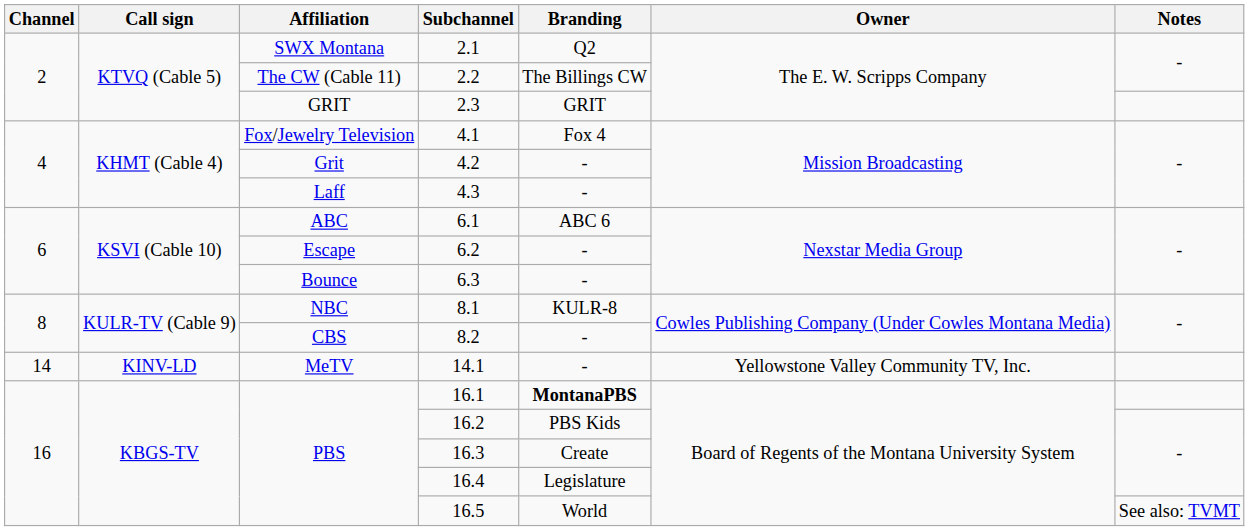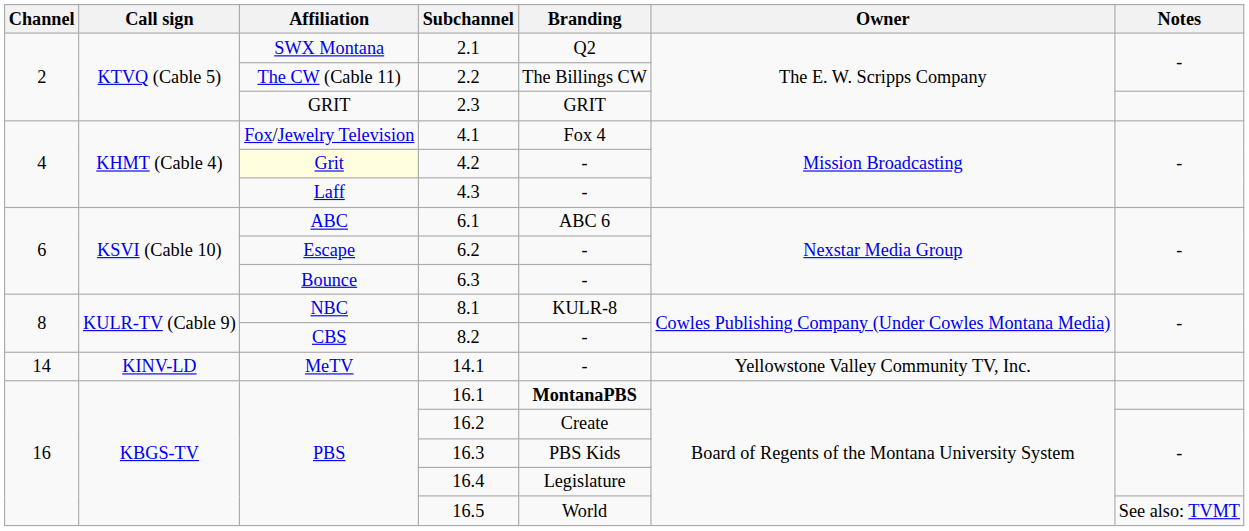(329, 163) no background -> (329, 163) lightyellow background
(585, 423) PBS Kids -> (585, 423) Create
(585, 452) Create -> (585, 452) PBS Kids
